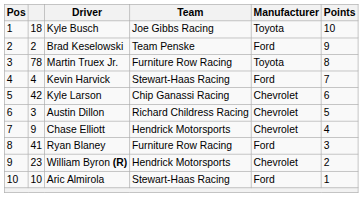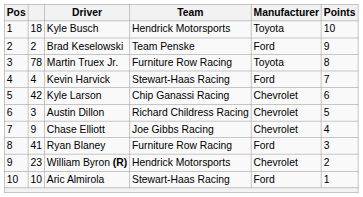(173, 29) Joe Gibbs Racing -> (181, 29) Hendrick Motorsports
(181, 129) Hendrick Motorsports -> (173, 129) Joe Gibbs Racing
